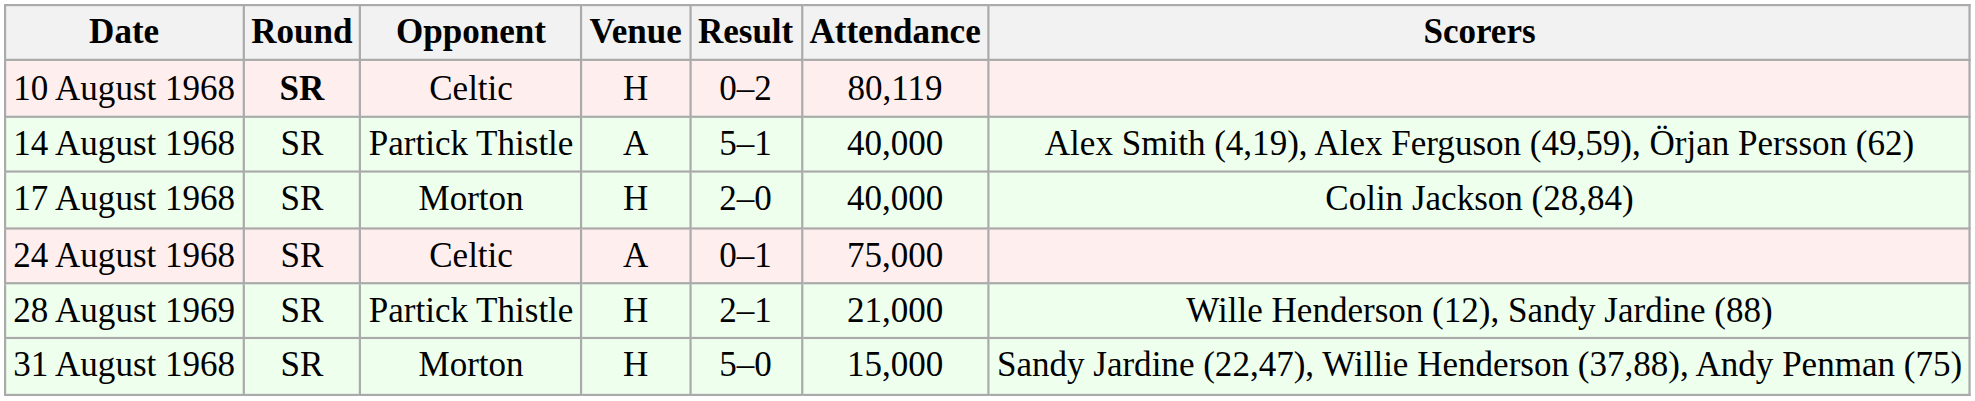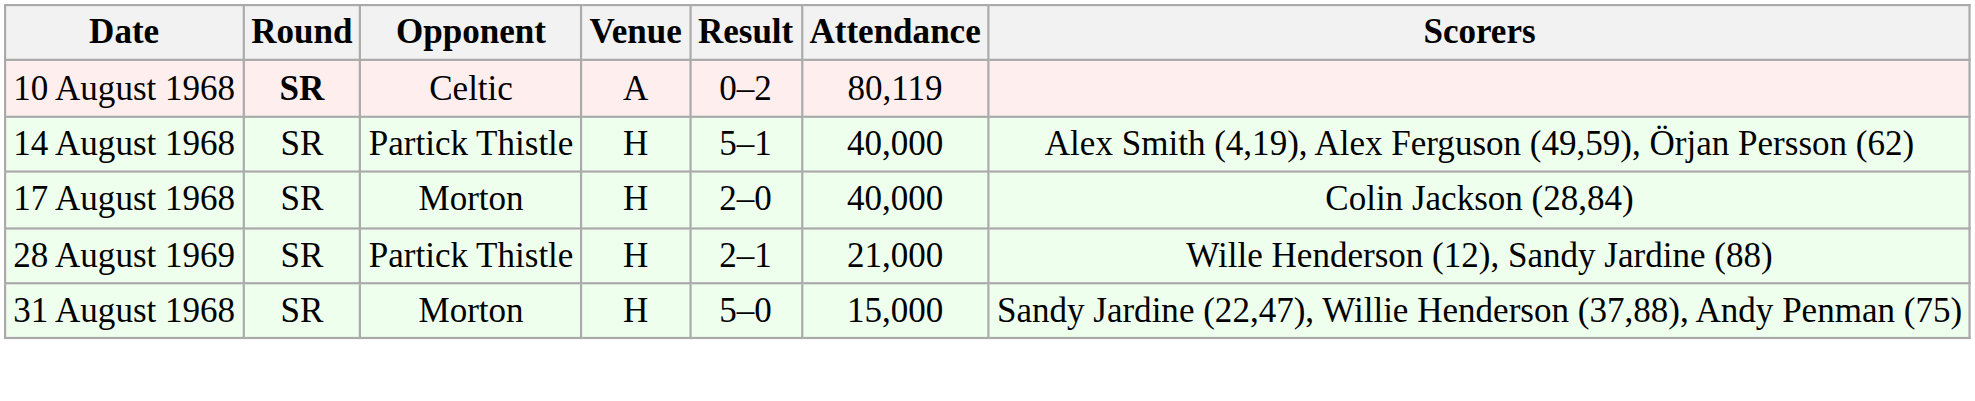(636, 87) H -> (636, 87) A
(636, 143) A -> (636, 143) H
- row: (124, 254)
